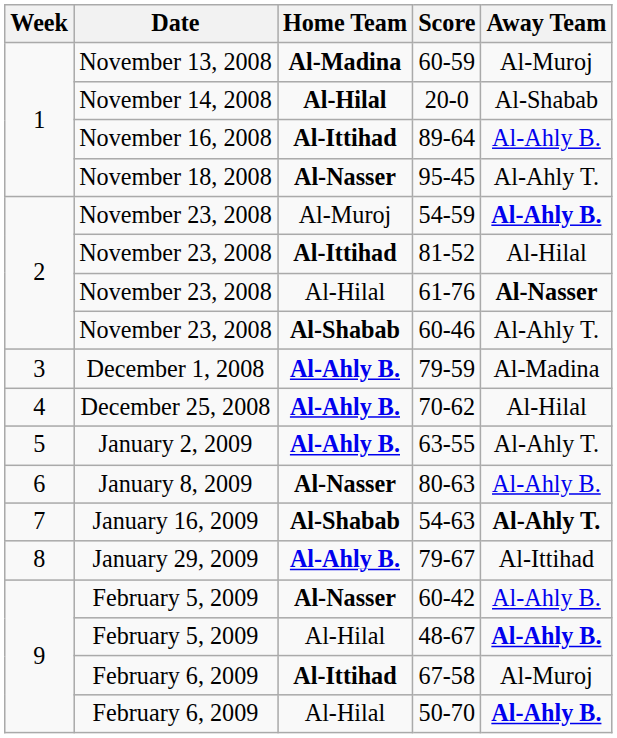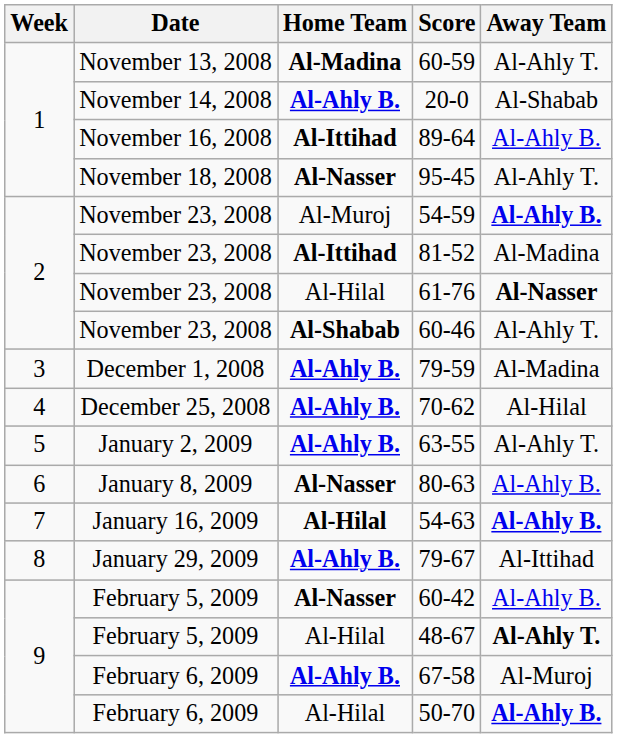(546, 61) Al-Muroj -> (546, 61) Al-Ahly T.
(345, 100) Al-Hilal -> (345, 100) Al-Ahly B.
(546, 253) Al-Hilal -> (546, 253) Al-Madina
(345, 521) Al-Shabab -> (345, 521) Al-Hilal
(546, 521) Al-Ahly T. -> (546, 521) Al-Ahly B.
(546, 636) Al-Ahly B. -> (546, 636) Al-Ahly T.
(345, 675) Al-Ittihad -> (345, 675) Al-Ahly B.
